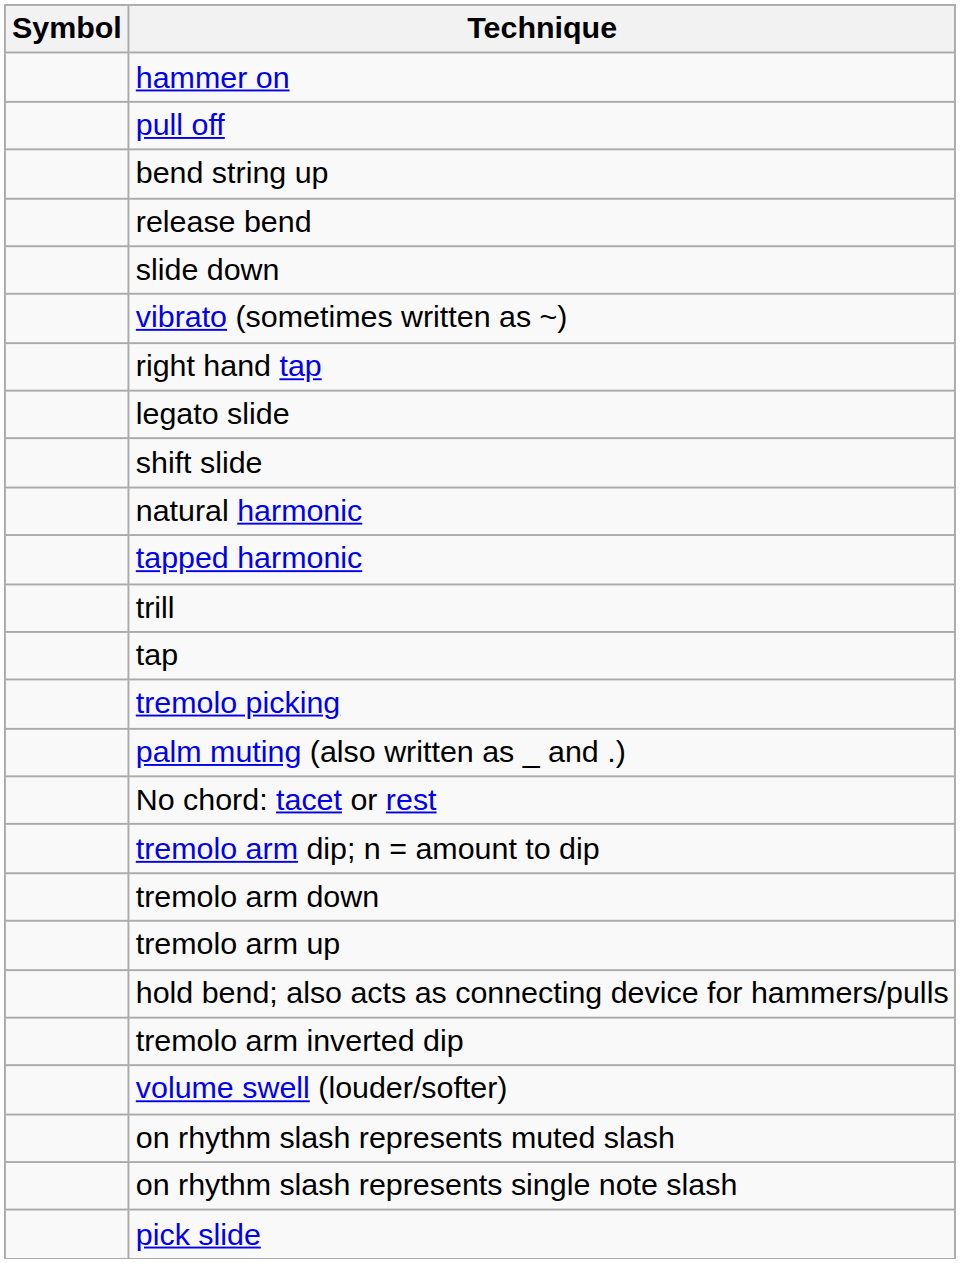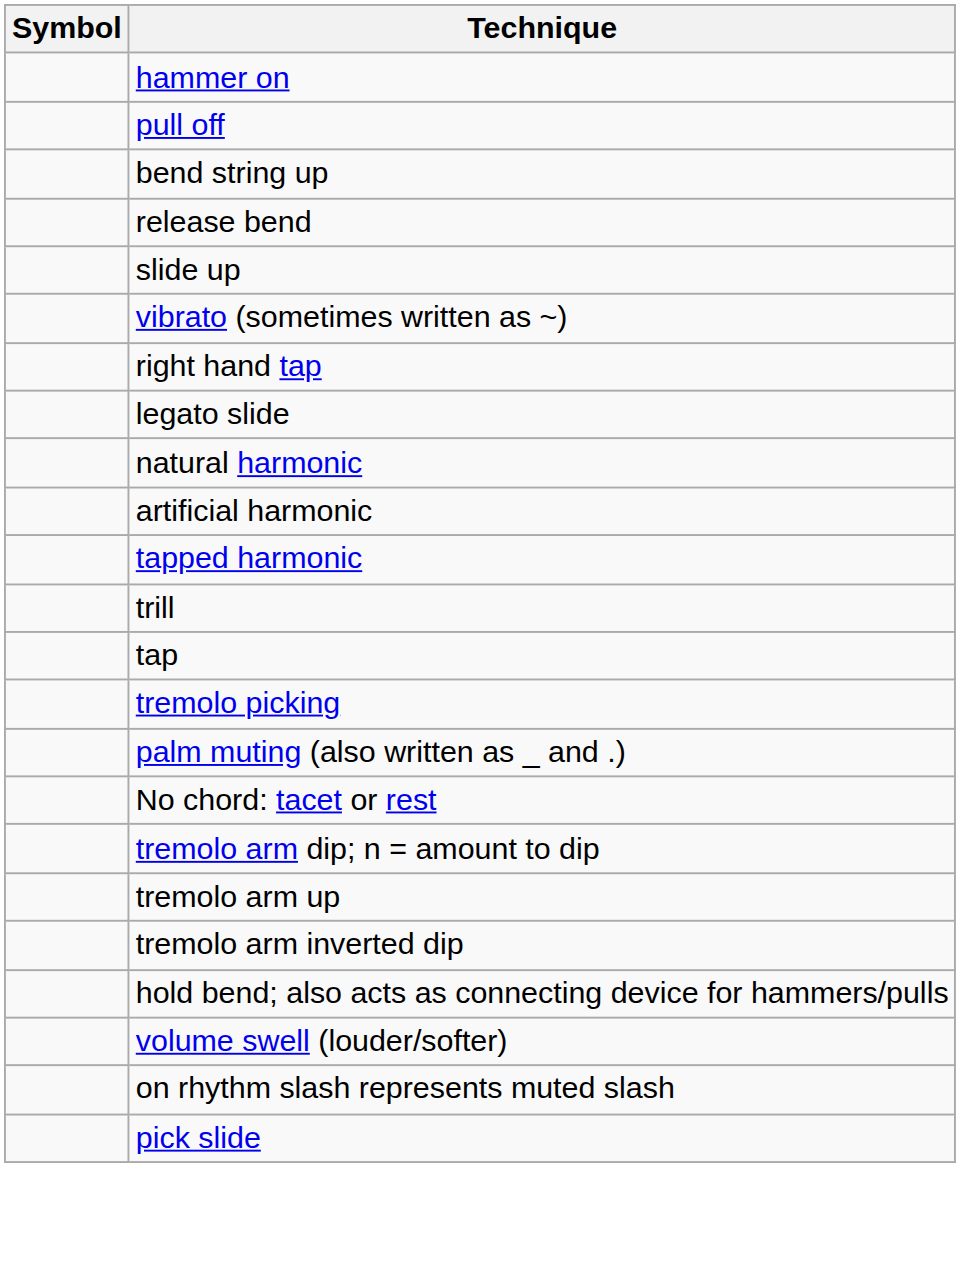+ row: (188, 269)
- row: (208, 269)
- row: (199, 462)
+ row: (254, 510)
- row: (257, 896)
rows swapped: (300, 1041) <-> (542, 992)
- row: (437, 1185)
